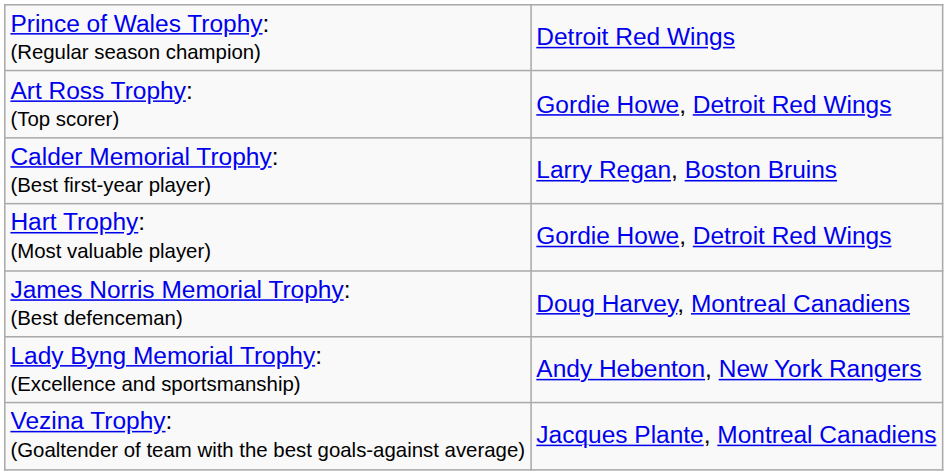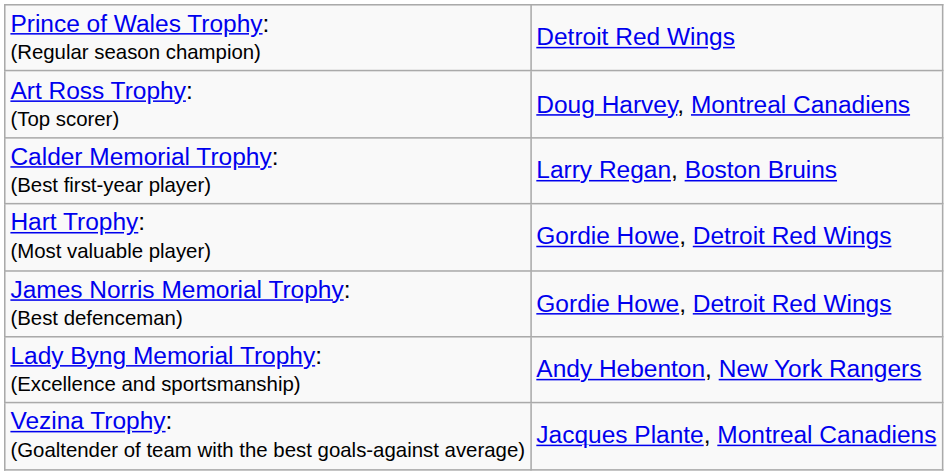(714, 104) Gordie Howe, Detroit Red Wings -> (723, 104) Doug Harvey, Montreal Canadiens
(723, 303) Doug Harvey, Montreal Canadiens -> (714, 303) Gordie Howe, Detroit Red Wings
